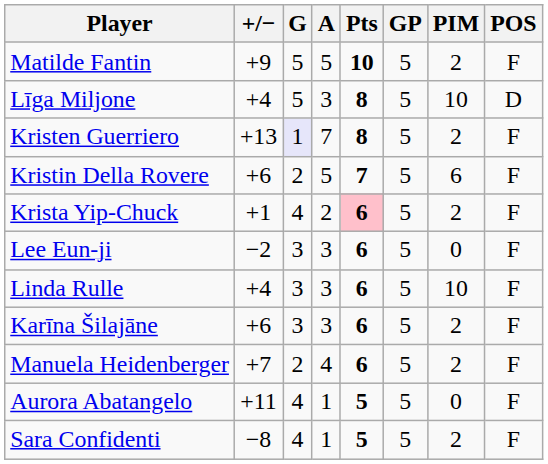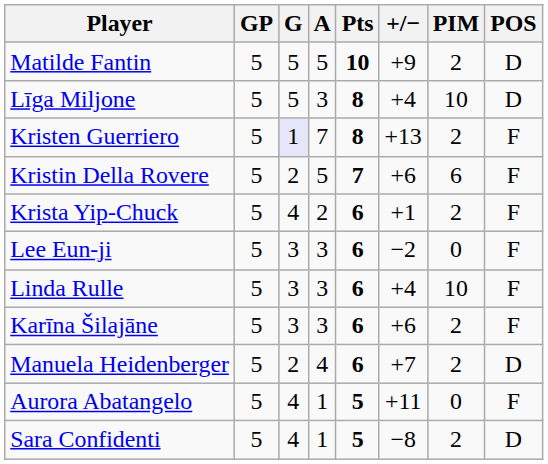columns swapped: (405, 23) <-> (259, 23)
(513, 61) F -> (513, 61) D
(362, 212) pink background -> (358, 212) no background
(513, 363) F -> (513, 363) D
(513, 439) F -> (513, 439) D
